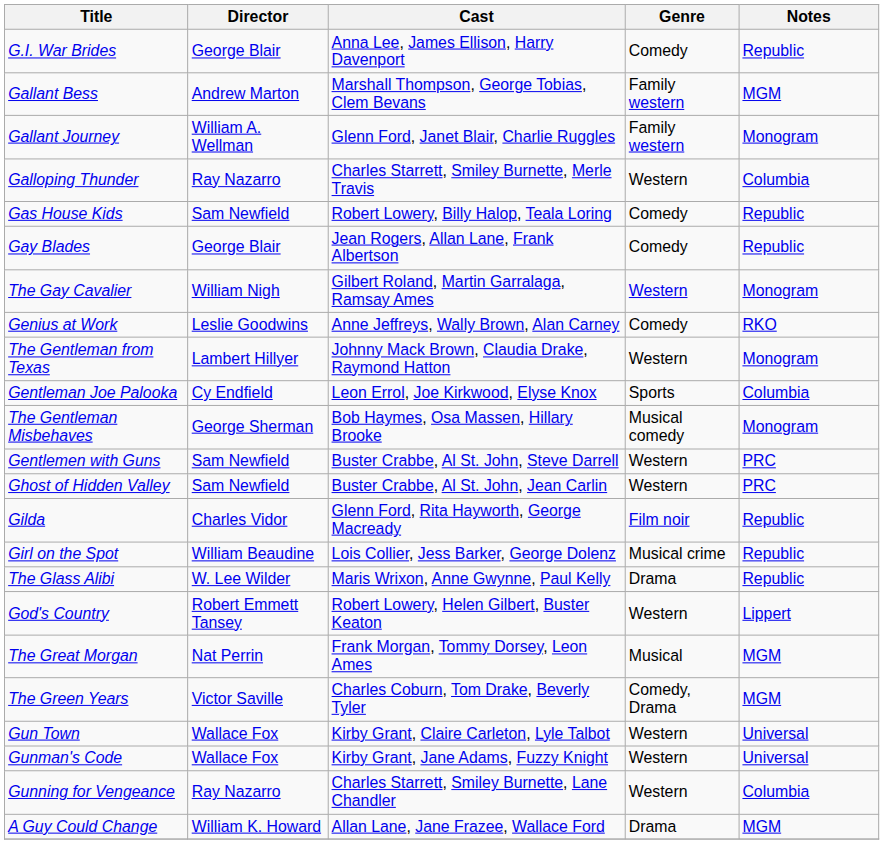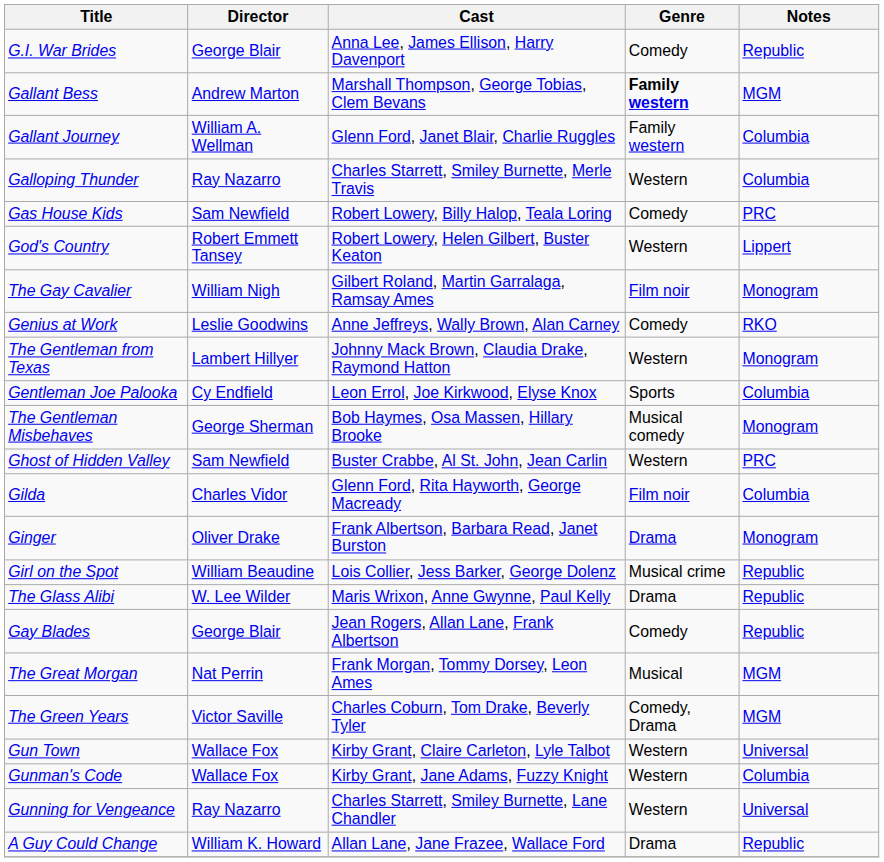(657, 94) normal -> (659, 94) bold
(780, 136) Monogram -> (776, 136) Columbia
(773, 213) Republic -> (759, 213) PRC
rows swapped: (49, 247) <-> (59, 613)
(658, 290) Western -> (659, 290) Film noir
- row: (84, 461)
(773, 520) Republic -> (776, 495) Columbia
+ row: (32, 538)
(775, 758) Universal -> (776, 776) Columbia
(776, 792) Columbia -> (775, 810) Universal
(762, 826) MGM -> (773, 844) Republic
